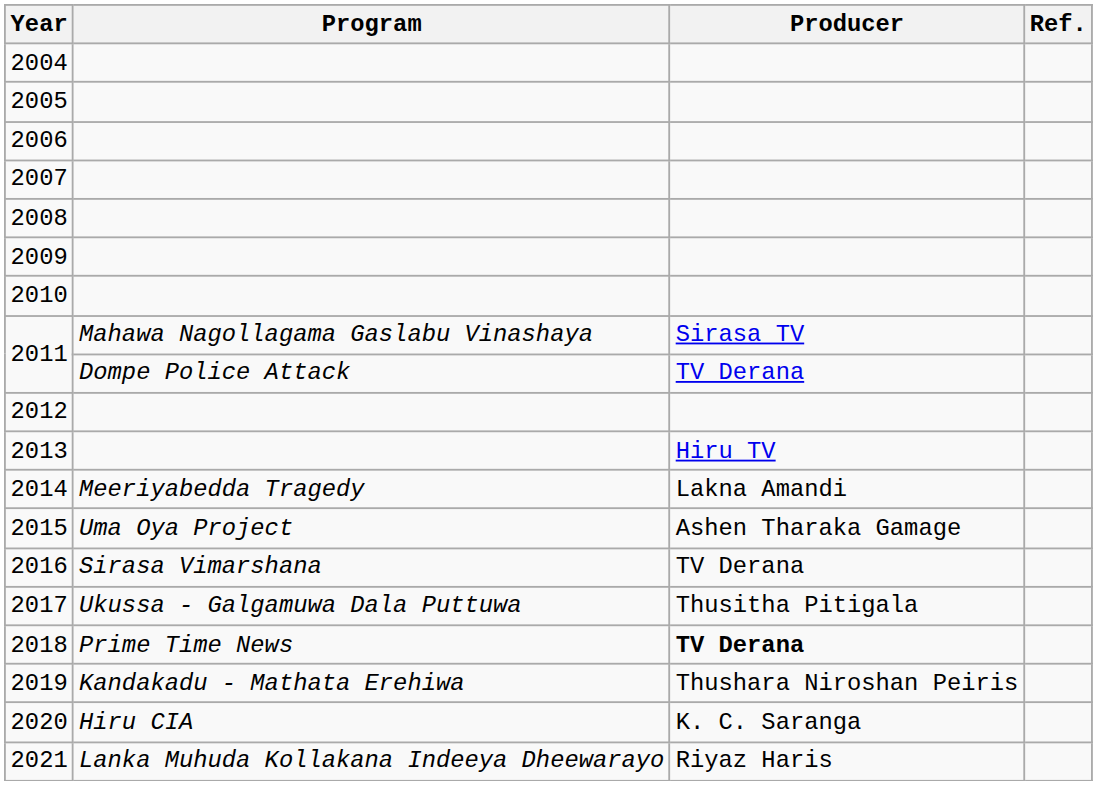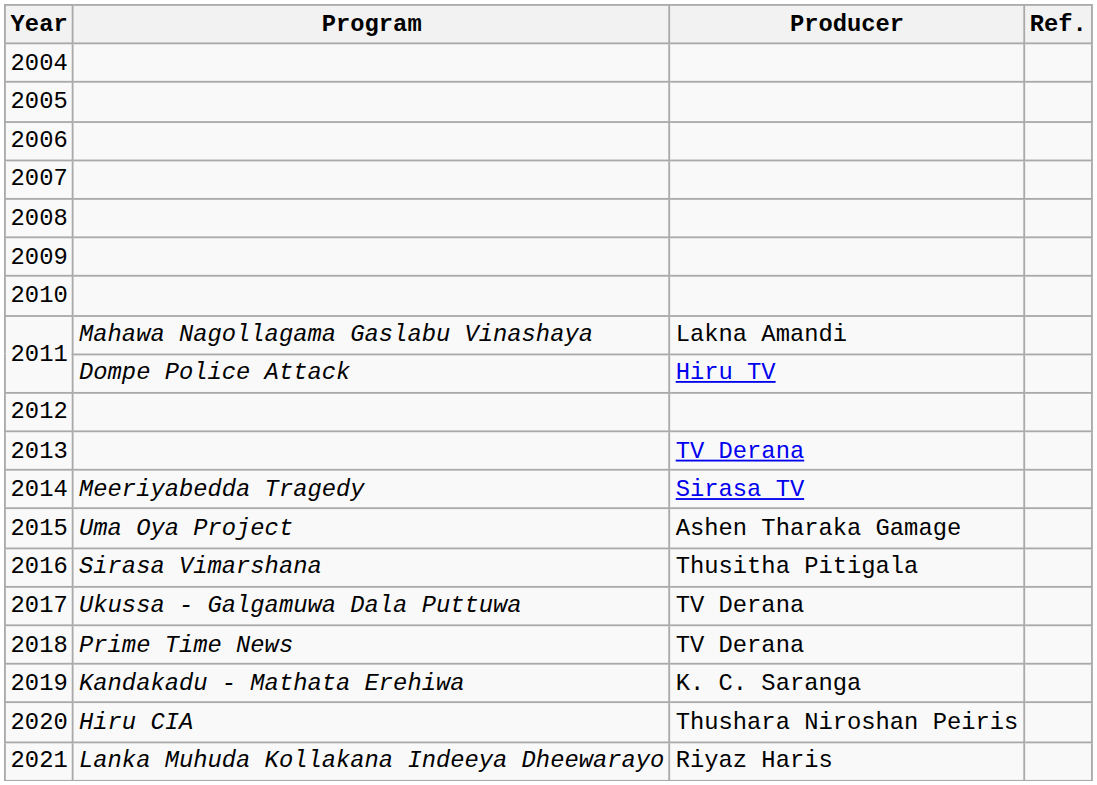(740, 334) Sirasa TV -> (761, 334) Lakna Amandi
(740, 373) TV Derana -> (726, 373) Hiru TV
(726, 451) Hiru TV -> (740, 451) TV Derana
(761, 490) Lakna Amandi -> (740, 490) Sirasa TV
(740, 567) TV Derana -> (797, 567) Thusitha Pitigala
(797, 606) Thusitha Pitigala -> (740, 606) TV Derana
(740, 645) bold -> (740, 645) normal
(847, 683) Thushara Niroshan Peiris -> (768, 683) K. C. Saranga
(768, 722) K. C. Saranga -> (847, 722) Thushara Niroshan Peiris
